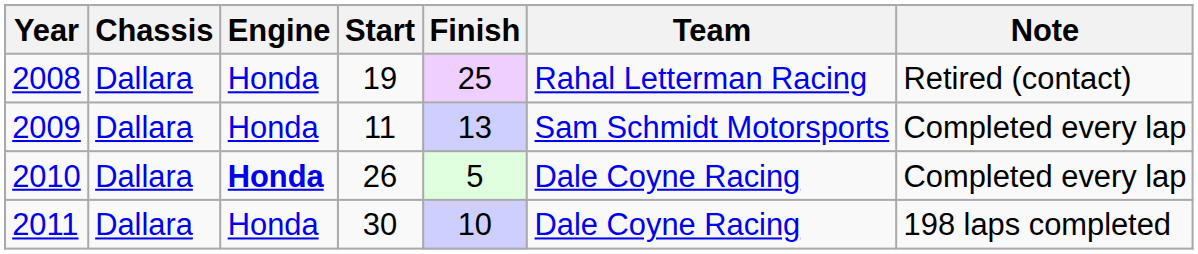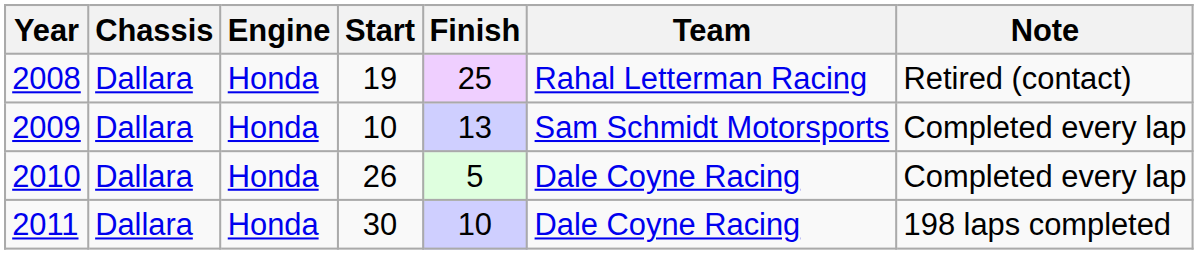(380, 127) 11 -> (380, 127) 10
(276, 176) bold -> (273, 176) normal
